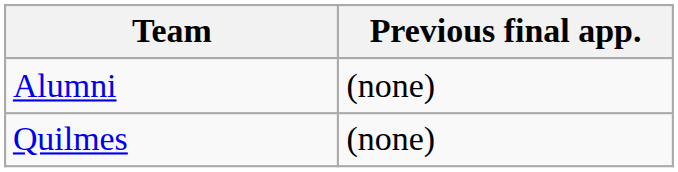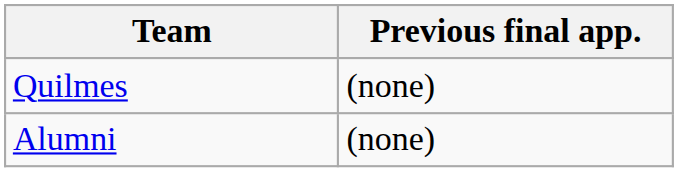rows swapped: (65, 85) <-> (70, 138)
